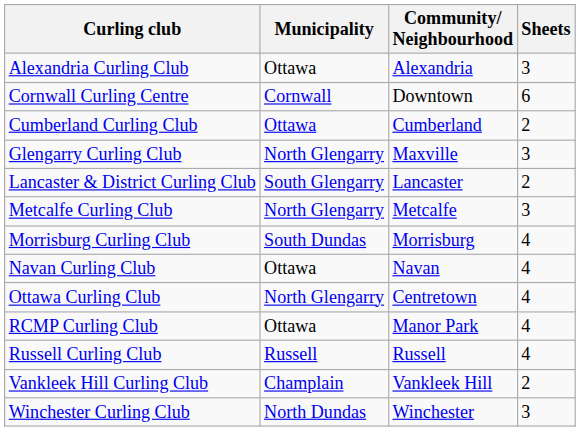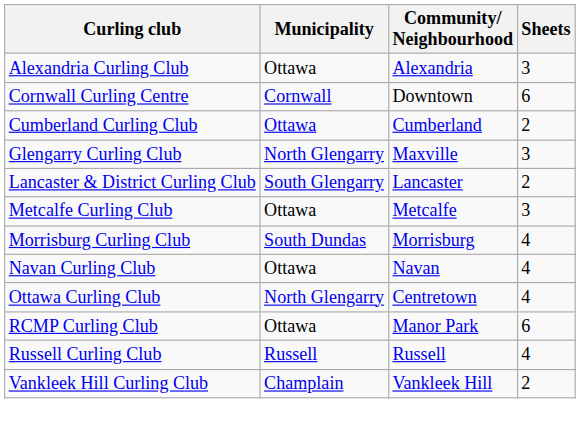(324, 211) North Glengarry -> (290, 211) Ottawa
(526, 325) 4 -> (526, 325) 6
- row: (99, 411)
